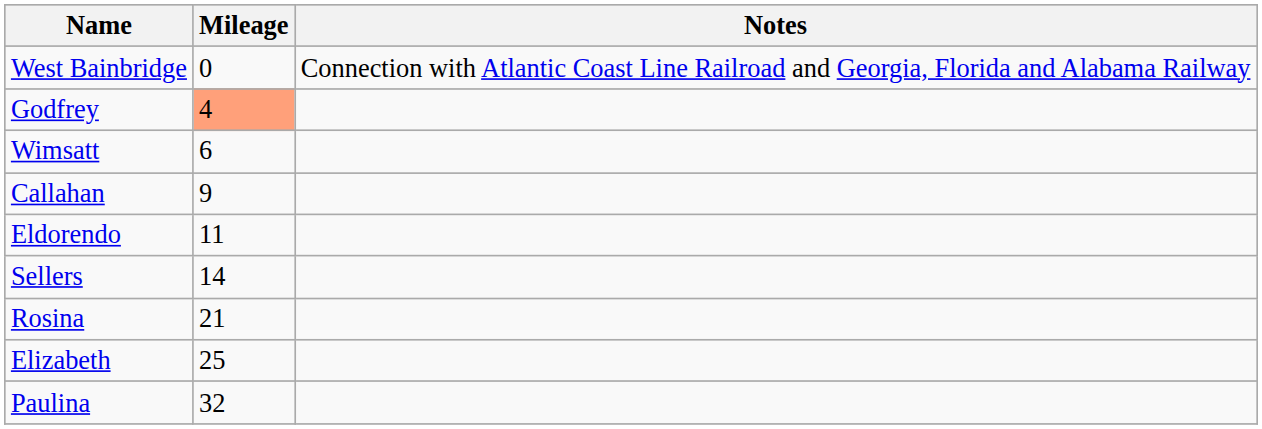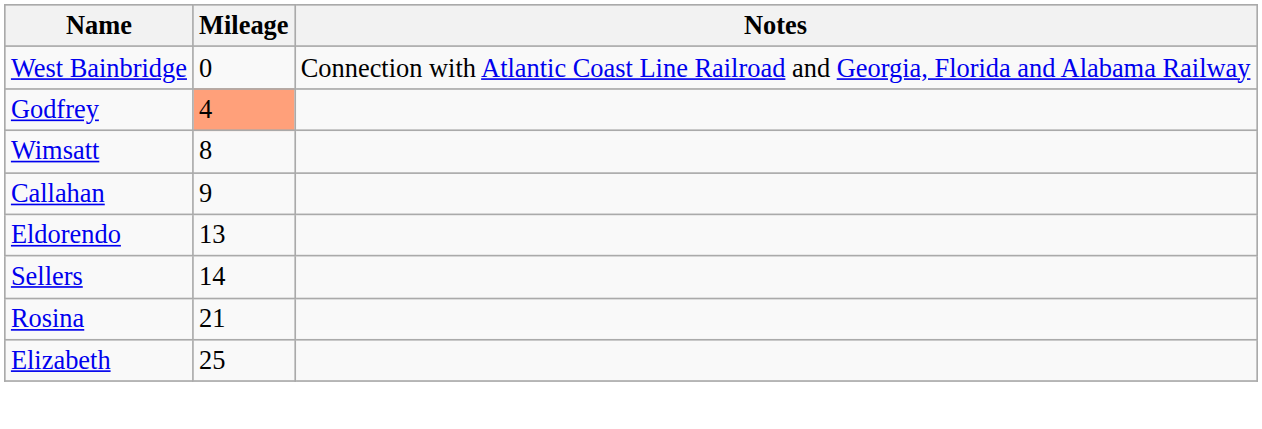(206, 151) 6 -> (206, 151) 8
(212, 234) 11 -> (212, 234) 13
- row: (51, 402)
